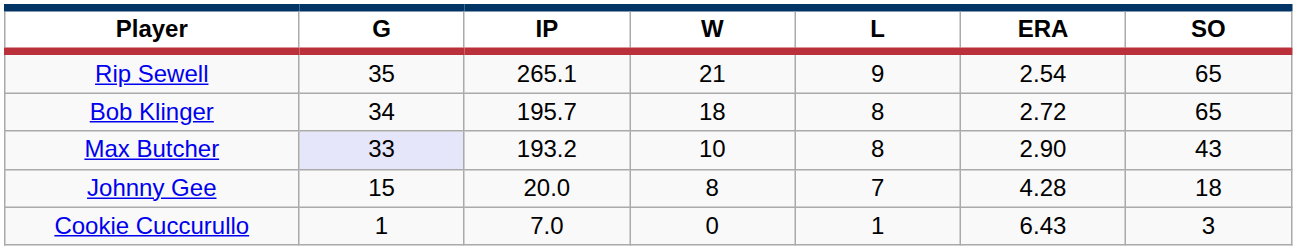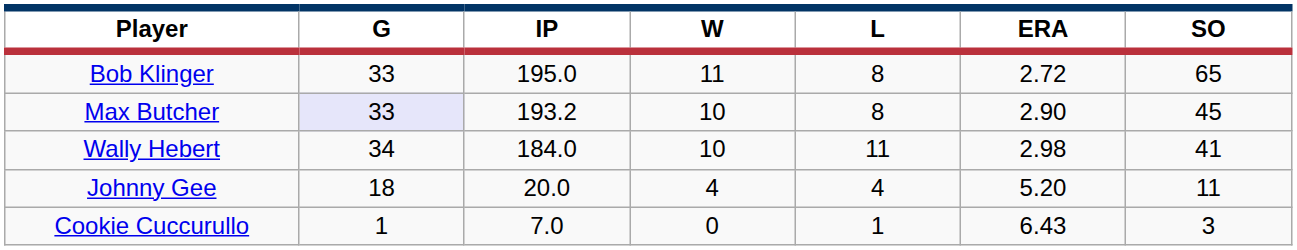- row: (152, 73)
(381, 111) 34 -> (381, 73) 33
(547, 111) 195.7 -> (547, 73) 195.0
(712, 111) 18 -> (712, 73) 11
(1208, 149) 43 -> (1208, 111) 45
+ row: (152, 149)
(381, 187) 15 -> (381, 187) 18
(712, 187) 8 -> (712, 187) 4
(878, 187) 7 -> (878, 187) 4
(1043, 187) 4.28 -> (1043, 187) 5.20
(1208, 187) 18 -> (1208, 187) 11
